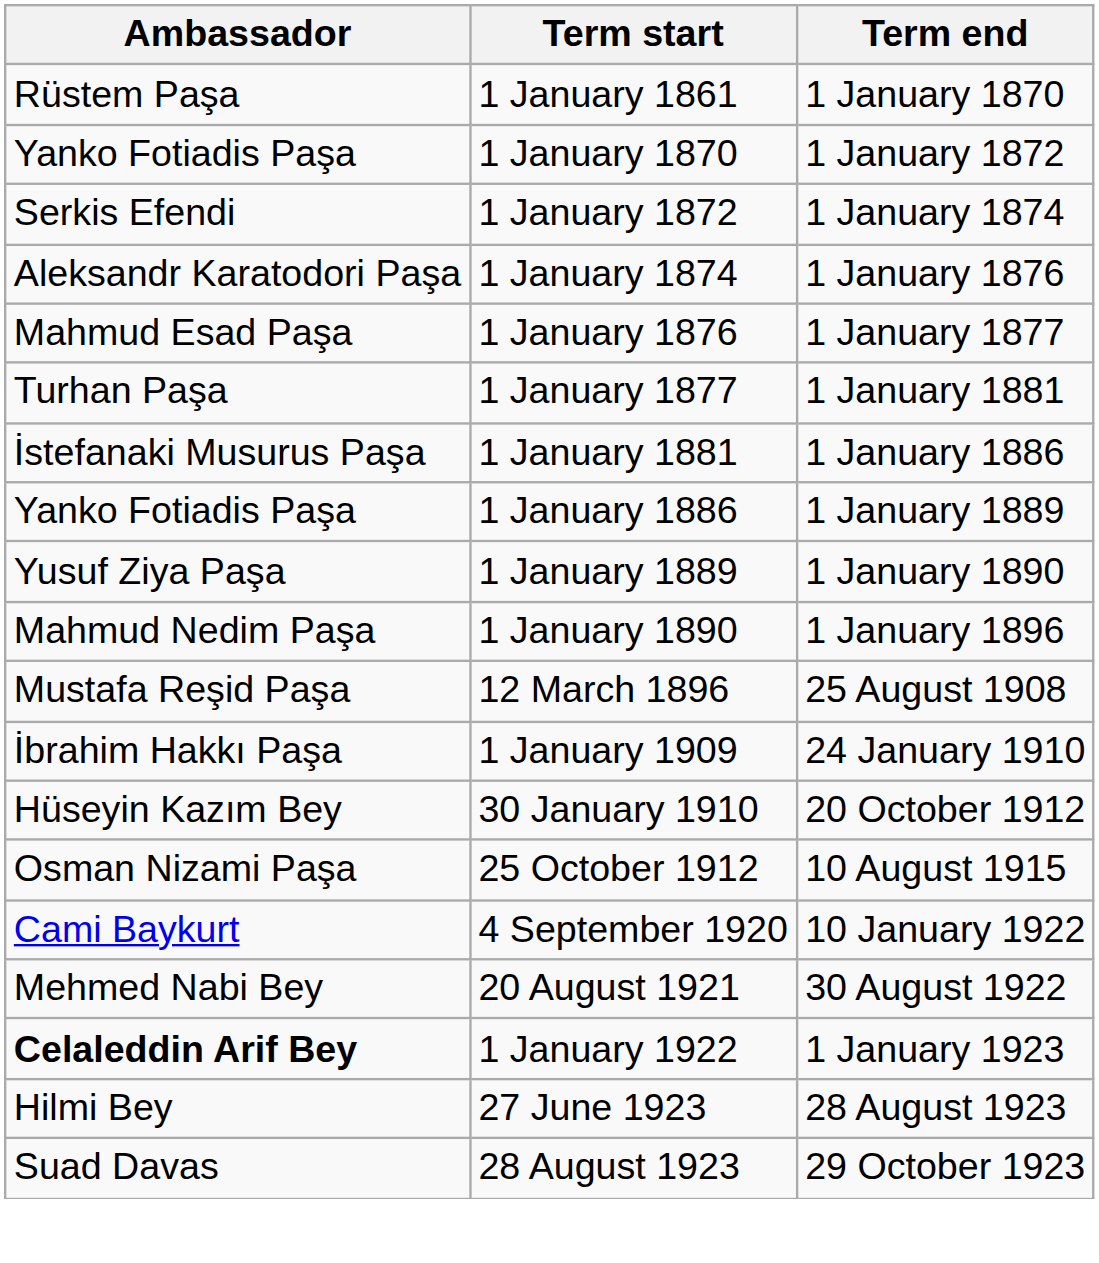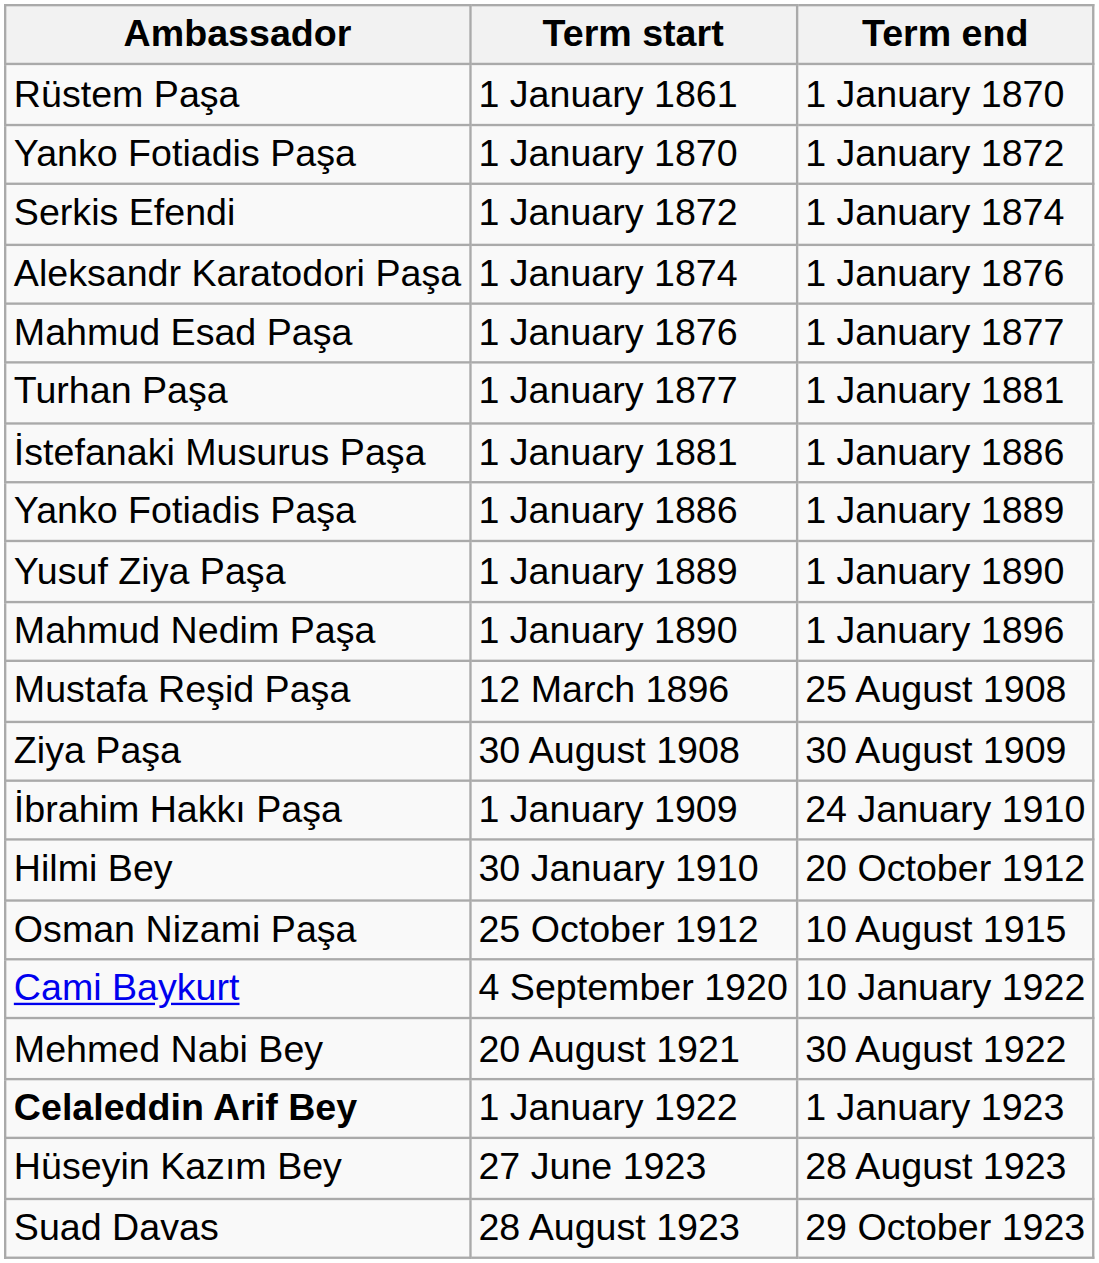+ row: (609, 749)
(178, 809) Hüseyin Kazım Bey -> (93, 869) Hilmi Bey
(93, 1107) Hilmi Bey -> (178, 1167) Hüseyin Kazım Bey
